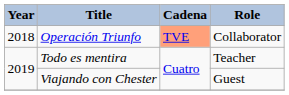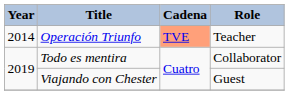(21, 36) 2018 -> (21, 36) 2014
(247, 36) Collaborator -> (234, 36) Teacher
(234, 57) Teacher -> (247, 57) Collaborator
